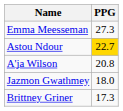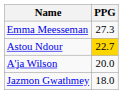(105, 64) 20.8 -> (105, 64) 20.0
- row: (40, 98)
